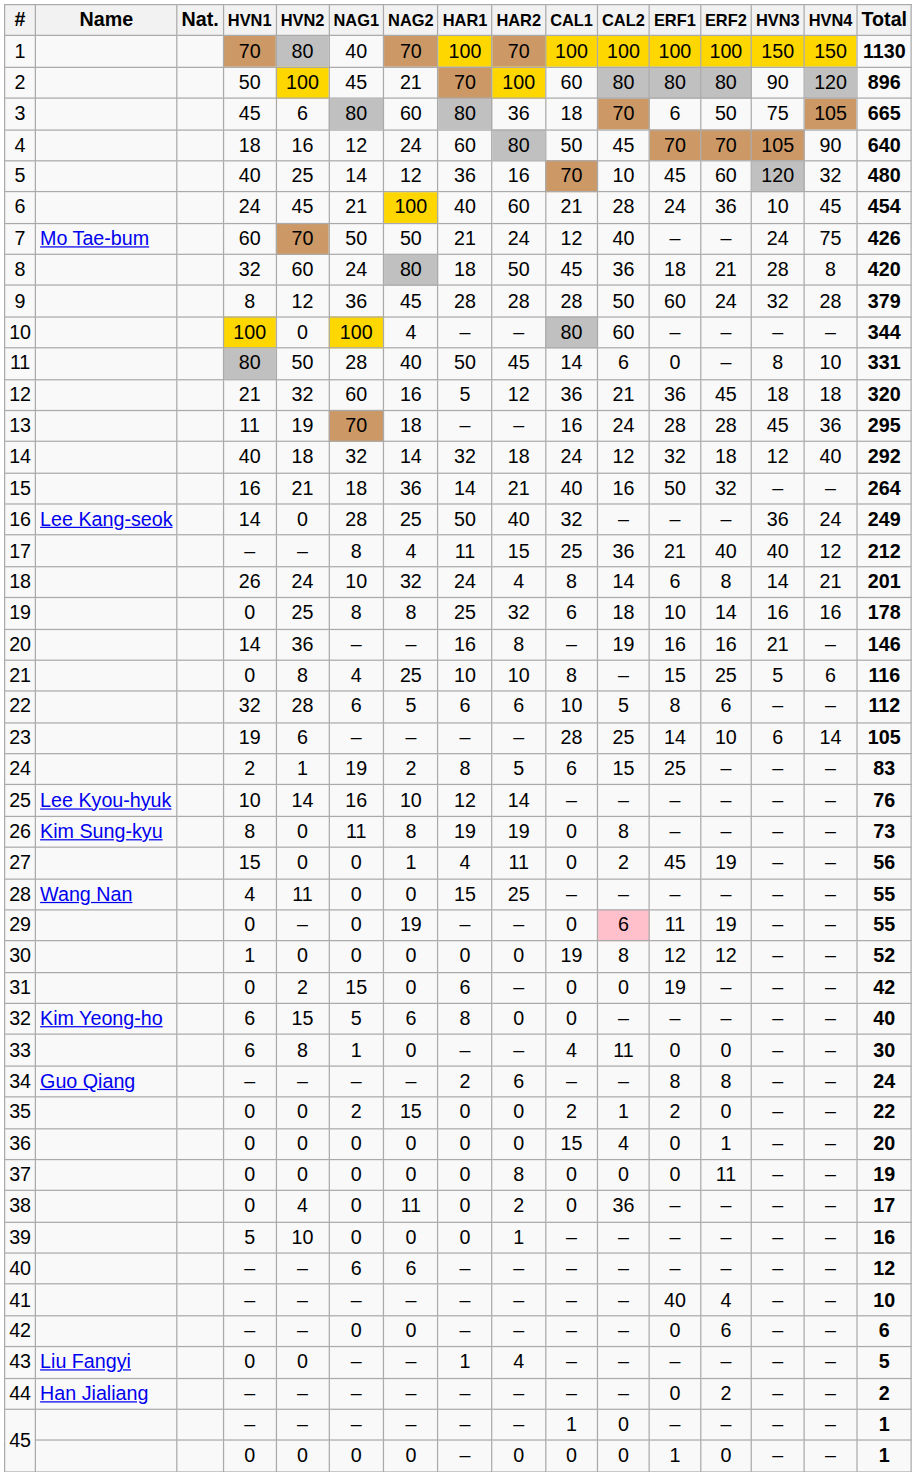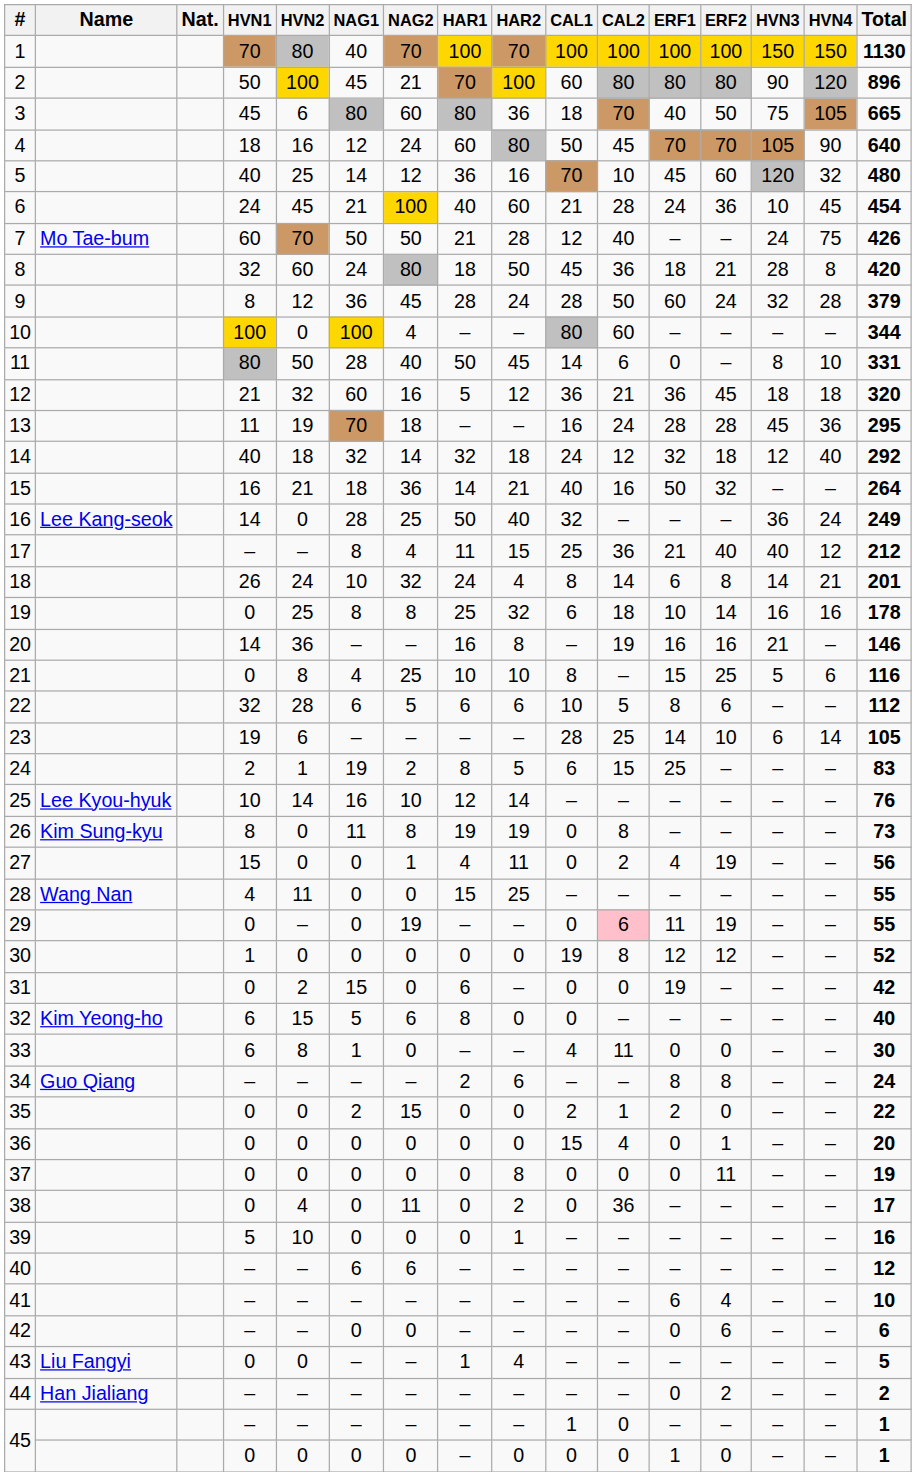(675, 113) 6 -> (675, 113) 40
(519, 238) 24 -> (519, 238) 28
(519, 301) 28 -> (519, 301) 24
(675, 862) 45 -> (675, 862) 4
(675, 1299) 40 -> (675, 1299) 6
